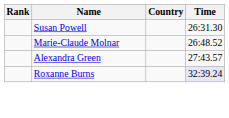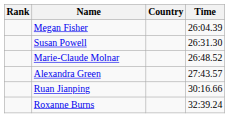+ row: (61, 27)
+ row: (62, 89)
(205, 74) lavender background -> (205, 105) no background
